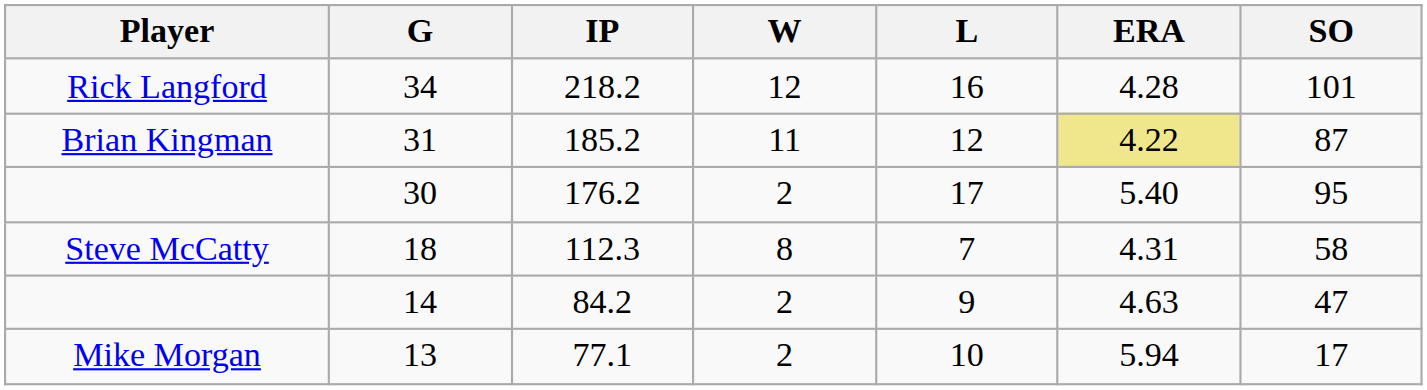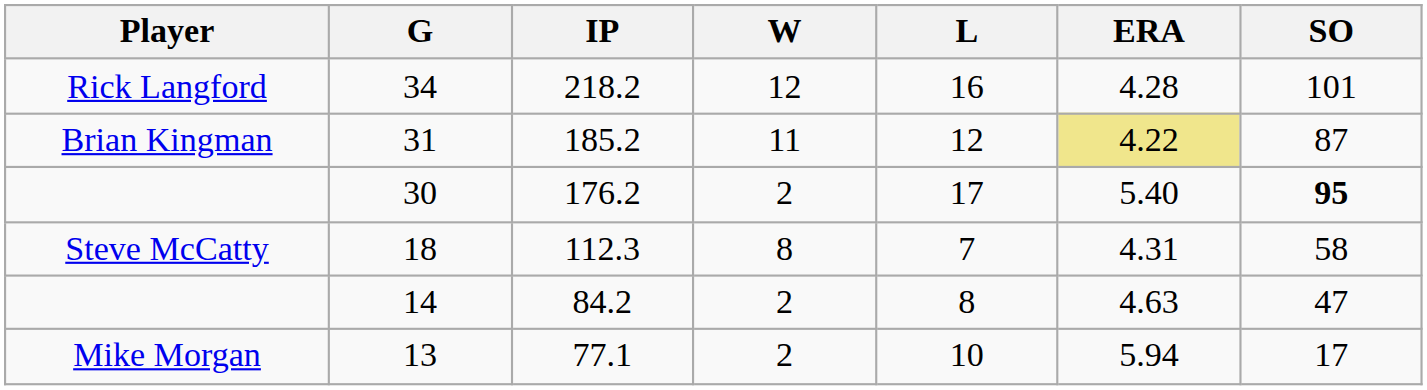(1331, 193) normal -> (1331, 193) bold
(967, 301) 9 -> (967, 301) 8
